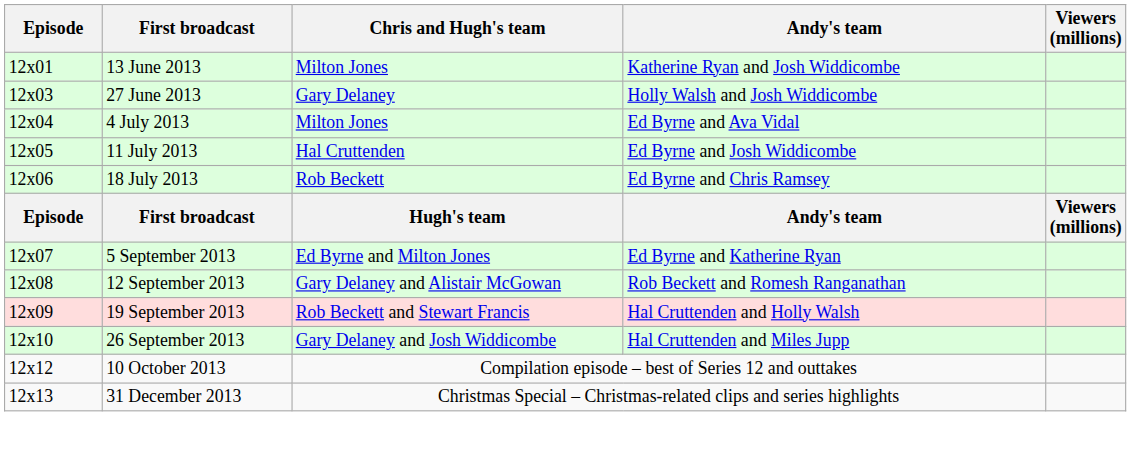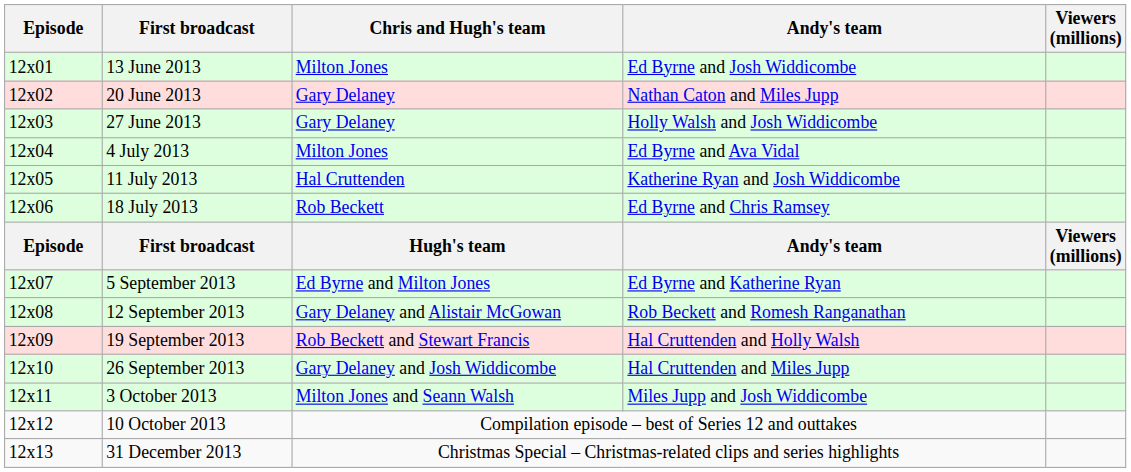(764, 66) Katherine Ryan and Josh Widdicombe -> (742, 66) Ed Byrne and Josh Widdicombe
+ row: (154, 94)
(742, 151) Ed Byrne and Josh Widdicombe -> (764, 179) Katherine Ryan and Josh Widdicombe
+ row: (161, 396)
